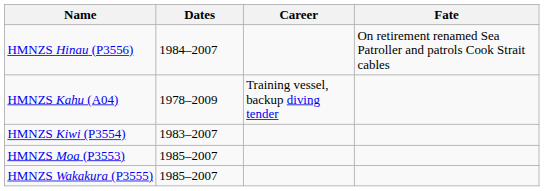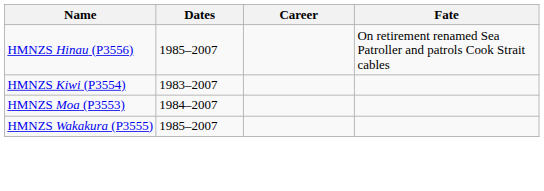(188, 49) 1984–2007 -> (188, 49) 1985–2007
- row: (63, 99)
(188, 155) 1985–2007 -> (188, 105) 1984–2007
